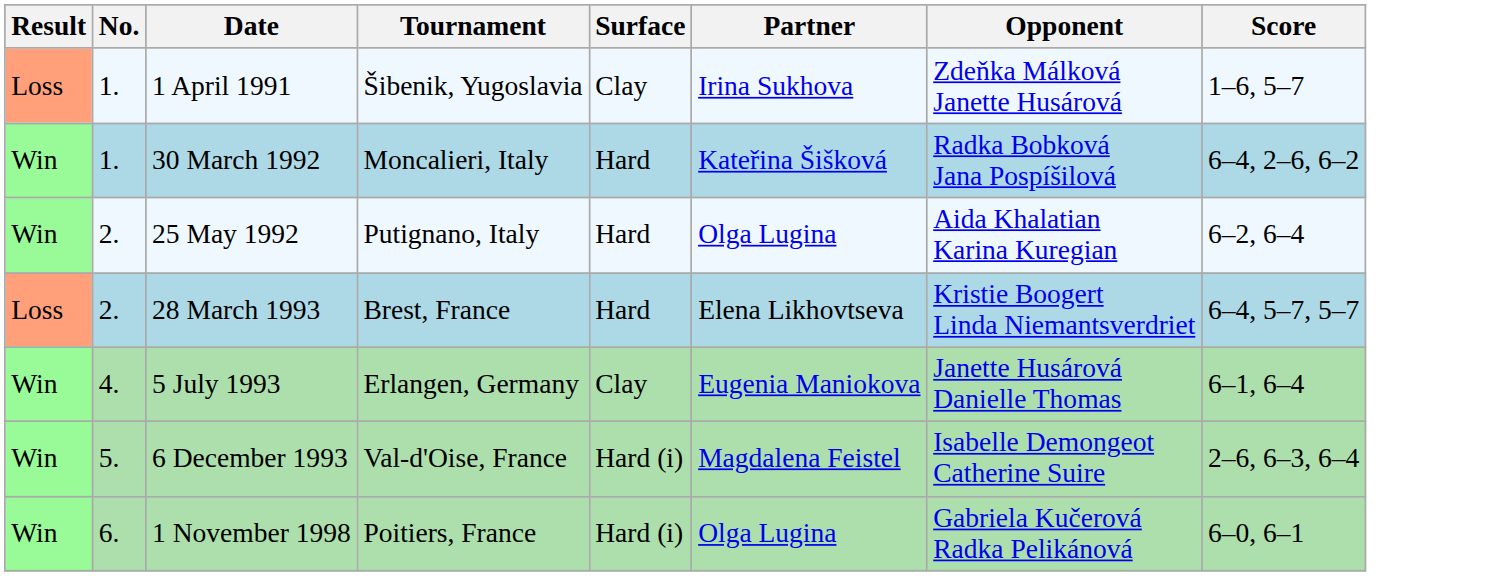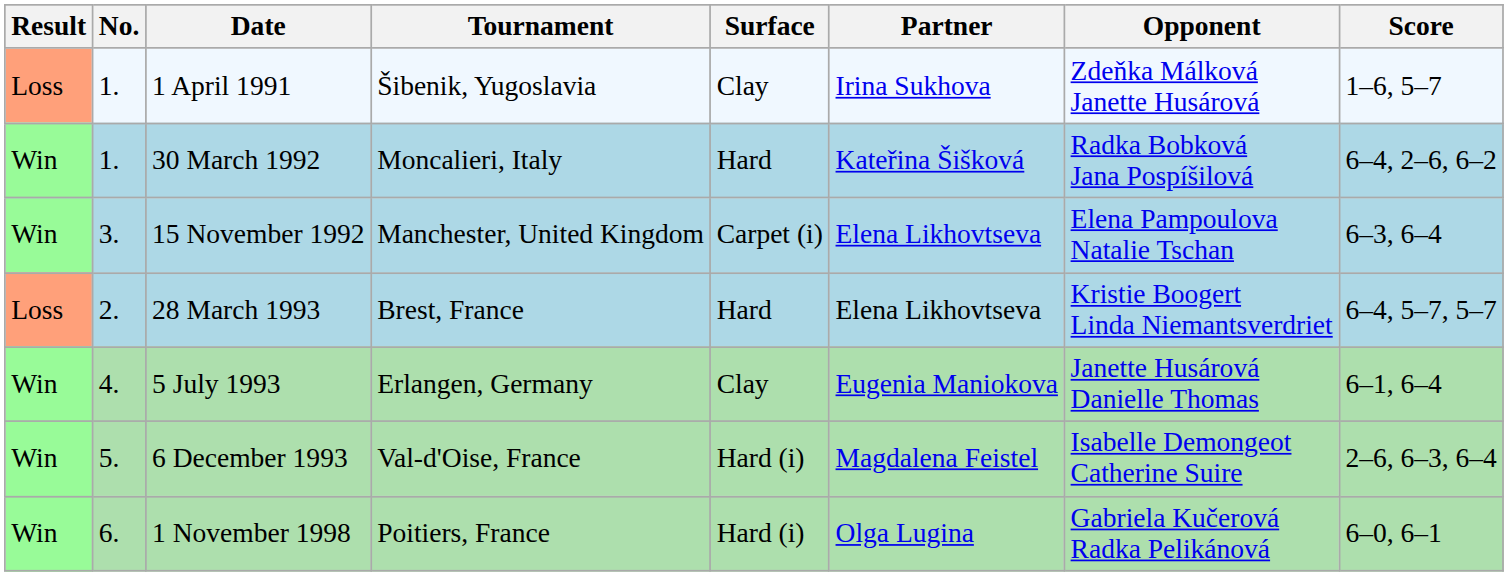- row: (225, 234)
+ row: (258, 234)
